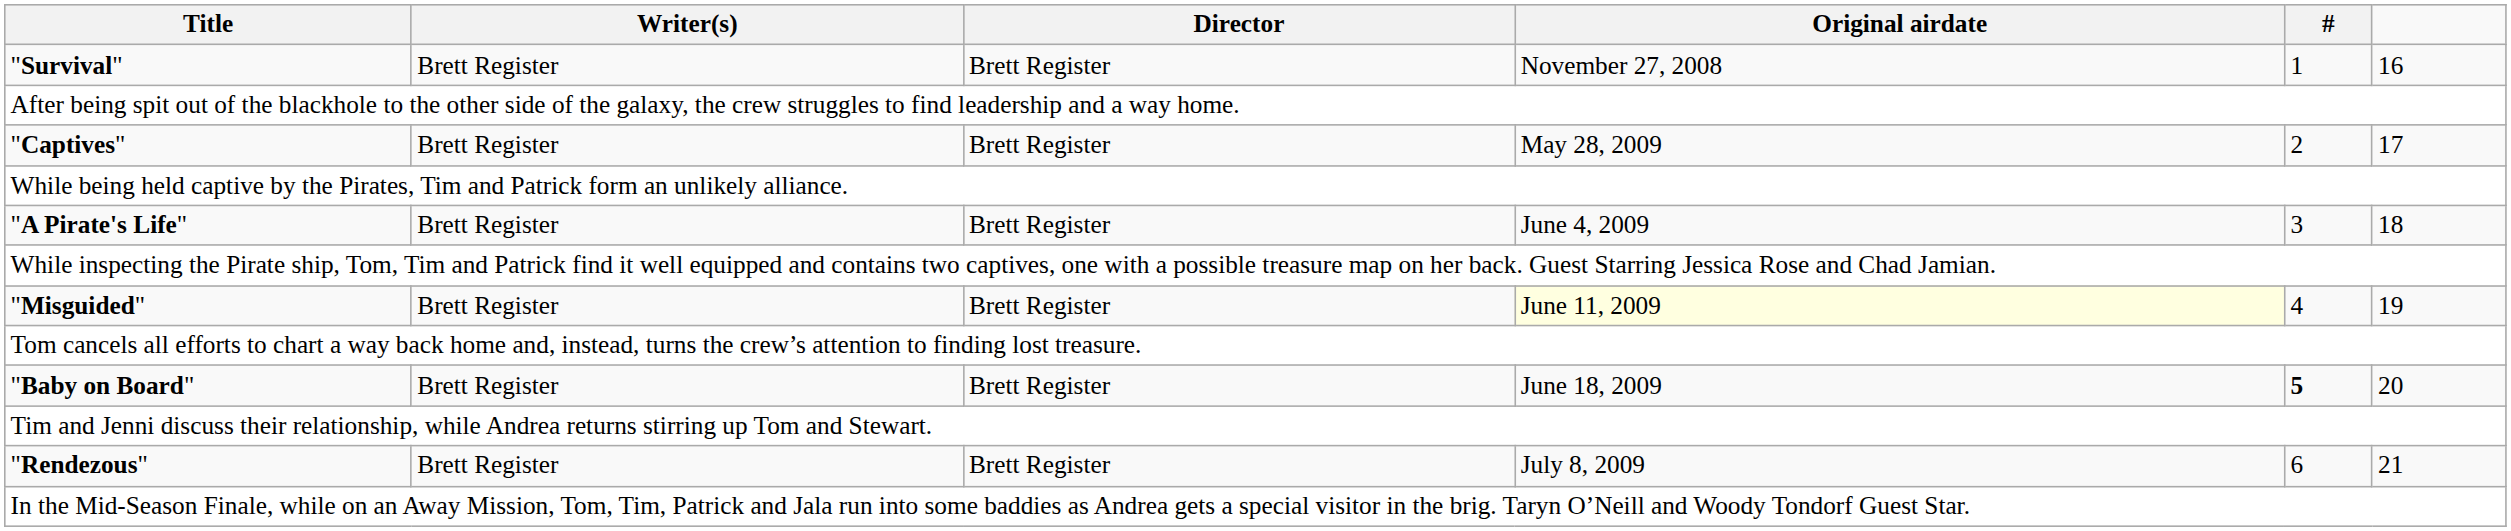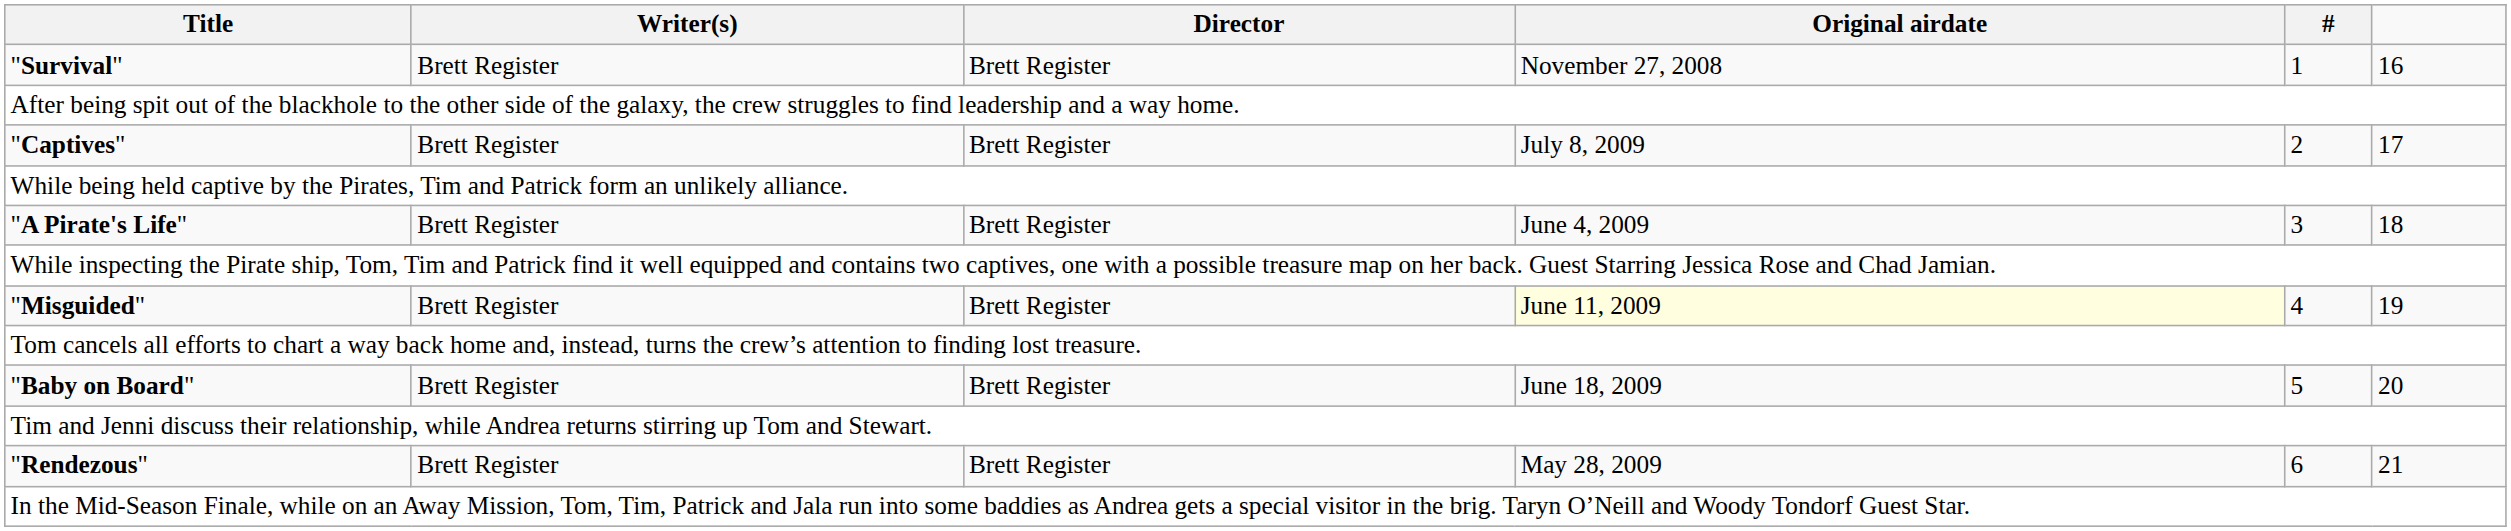(1591, 144) May 28, 2009 -> (1583, 144) July 8, 2009
(2297, 385) bold -> (2297, 385) normal
(1583, 465) July 8, 2009 -> (1591, 465) May 28, 2009
